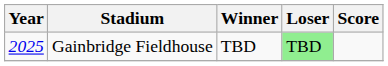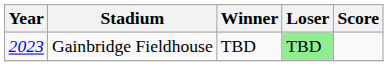(26, 46) 2025 -> (26, 46) 2023
